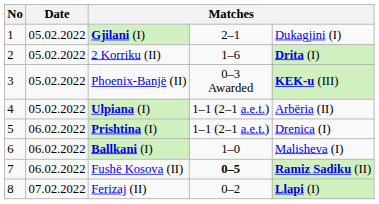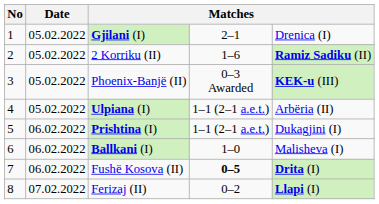(308, 34) Dukagjini (I) -> (303, 34) Drenica (I)
(297, 54) Drita (I) -> (323, 54) Ramiz Sadiku (II)
(303, 128) Drenica (I) -> (308, 128) Dukagjini (I)
(323, 169) Ramiz Sadiku (II) -> (297, 169) Drita (I)
